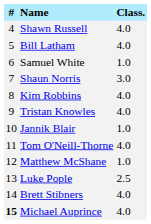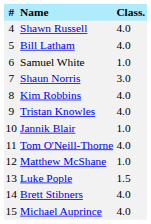(124, 178) 2.5 -> (124, 178) 1.5
(11, 211) bold -> (11, 211) normal
